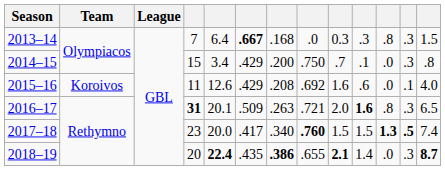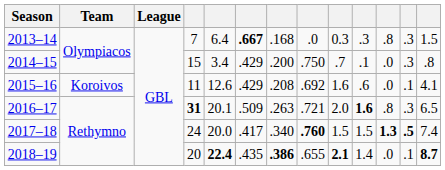(429, 85) 4.0 -> (429, 85) 4.1
(194, 131) 23 -> (194, 131) 24
(409, 154) .3 -> (409, 154) .1
